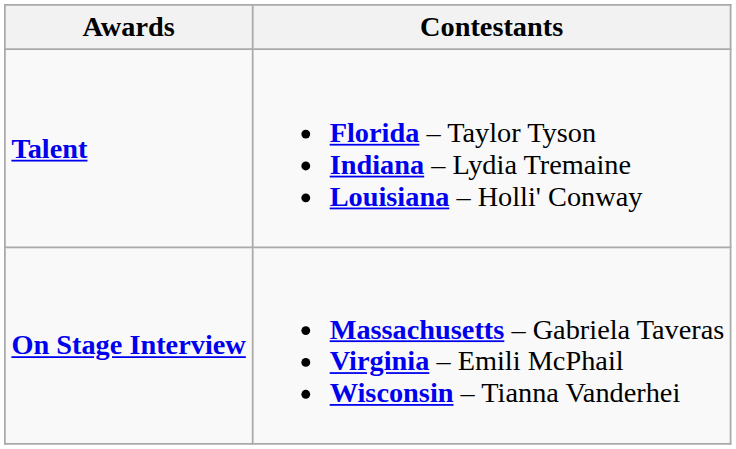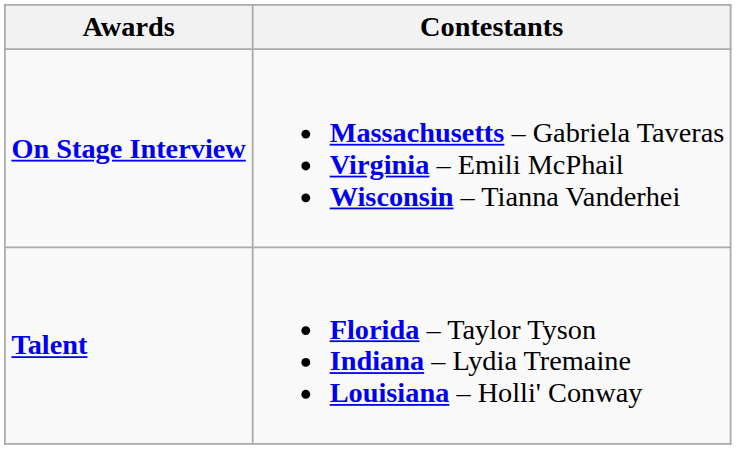rows swapped: (129, 345) <-> (49, 147)
